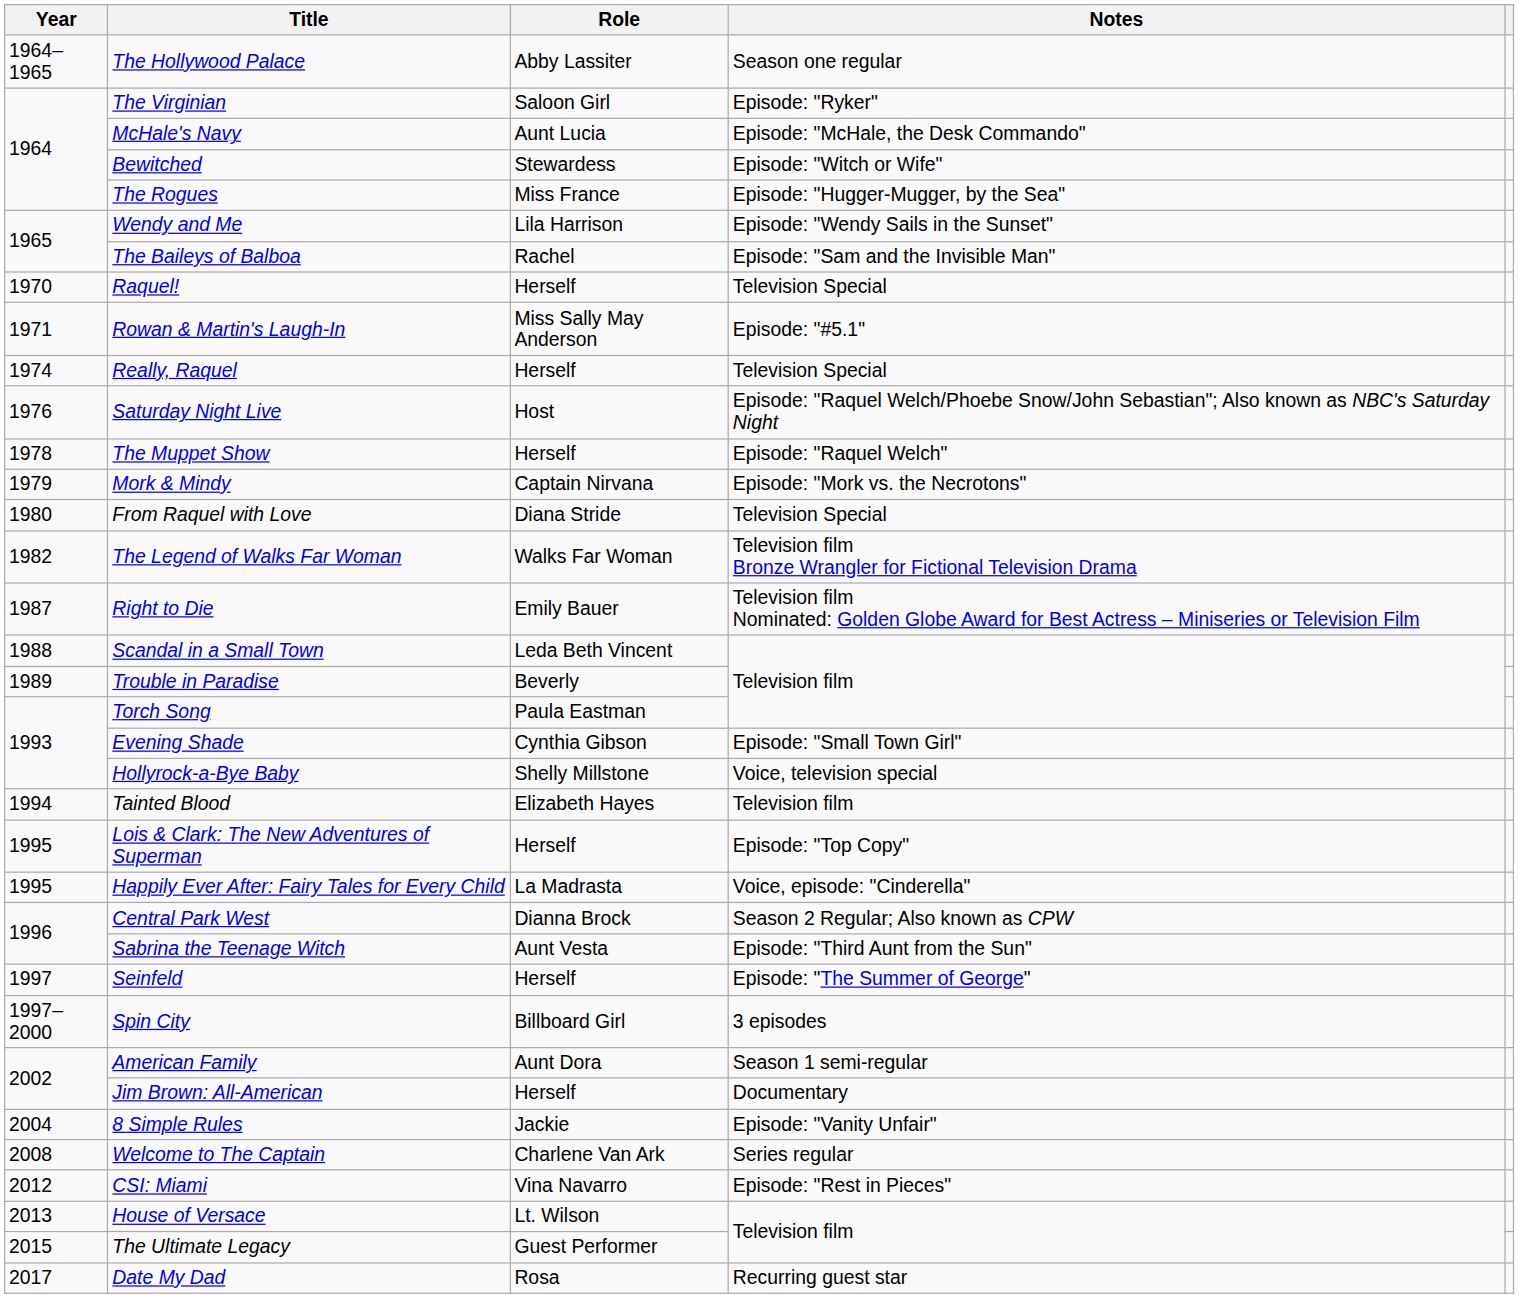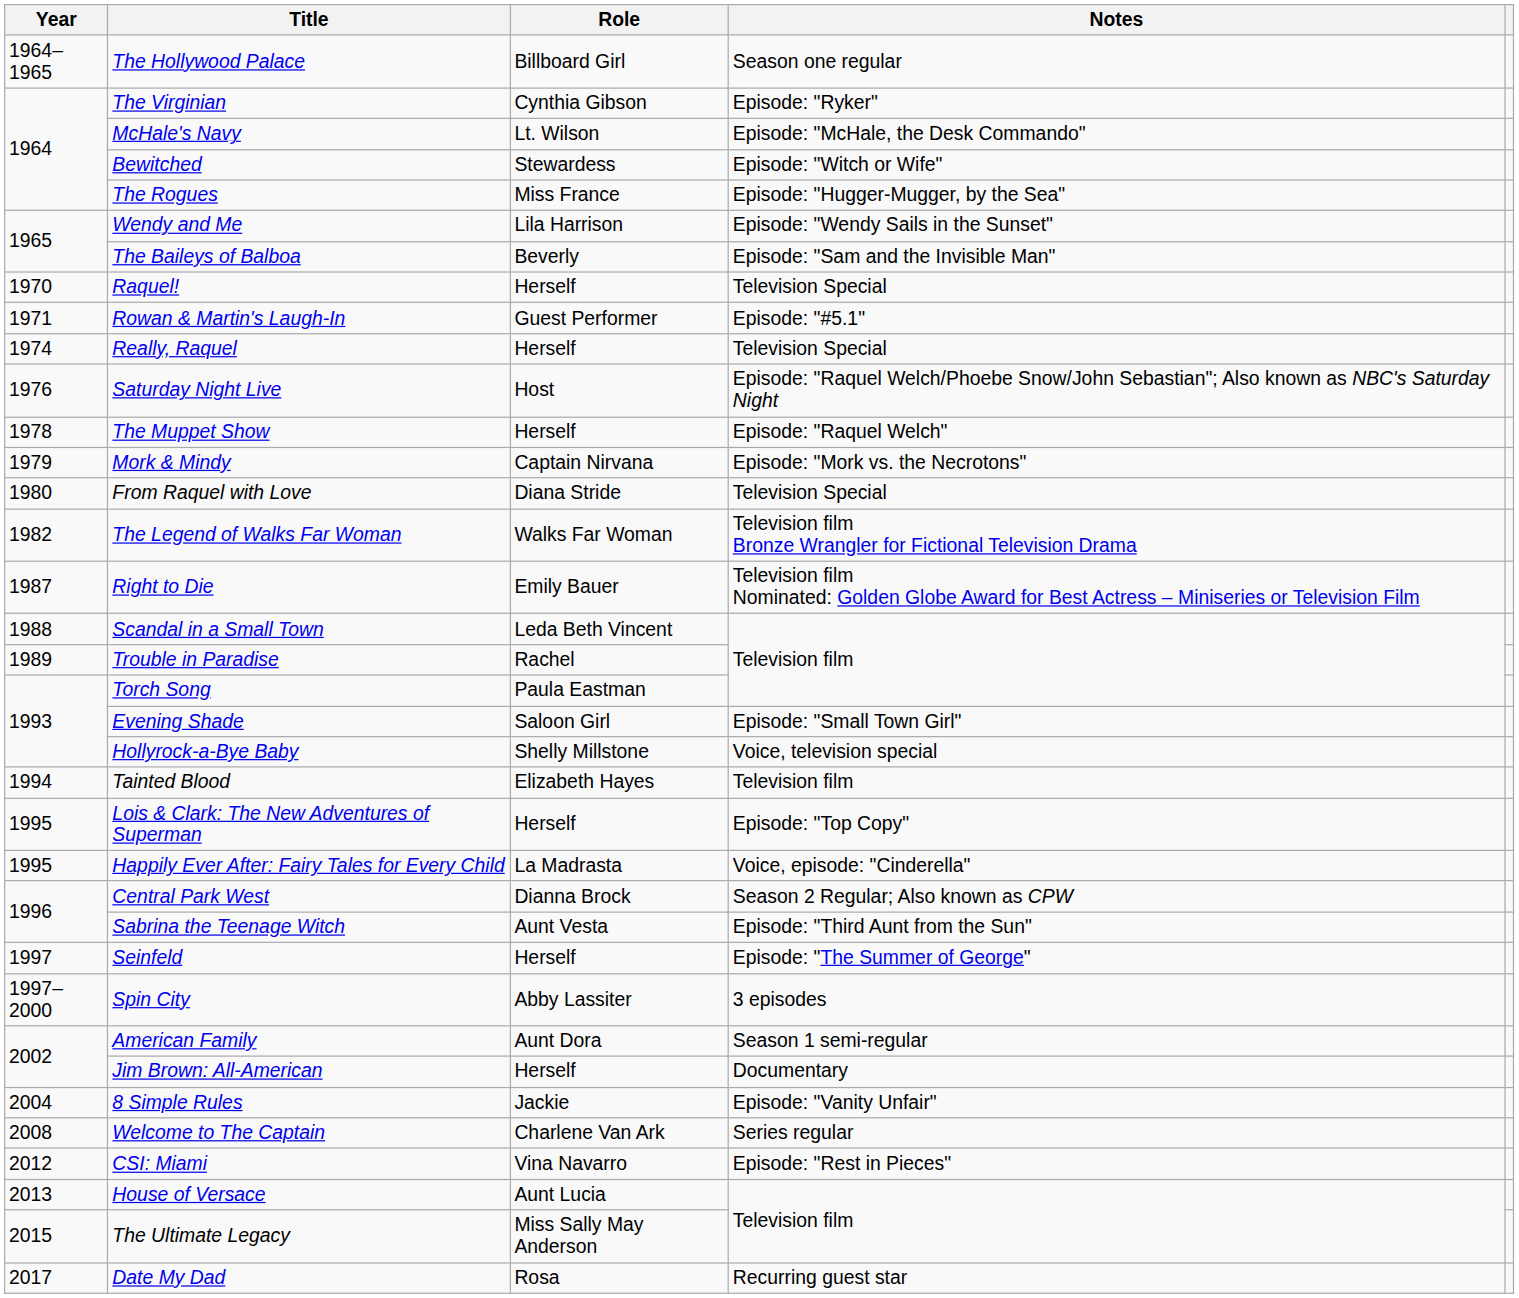(573, 61) Abby Lassiter -> (570, 61) Billboard Girl
(562, 103) Saloon Girl -> (581, 103) Cynthia Gibson
(560, 133) Aunt Lucia -> (557, 133) Lt. Wilson
(545, 256) Rachel -> (547, 256) Beverly
(579, 328) Miss Sally May Anderson -> (586, 317) Guest Performer
(547, 681) Beverly -> (545, 659) Rachel
(581, 742) Cynthia Gibson -> (562, 721) Saloon Girl
(570, 1021) Billboard Girl -> (573, 999) Abby Lassiter
(557, 1216) Lt. Wilson -> (560, 1194) Aunt Lucia
(586, 1246) Guest Performer -> (579, 1236) Miss Sally May Anderson
